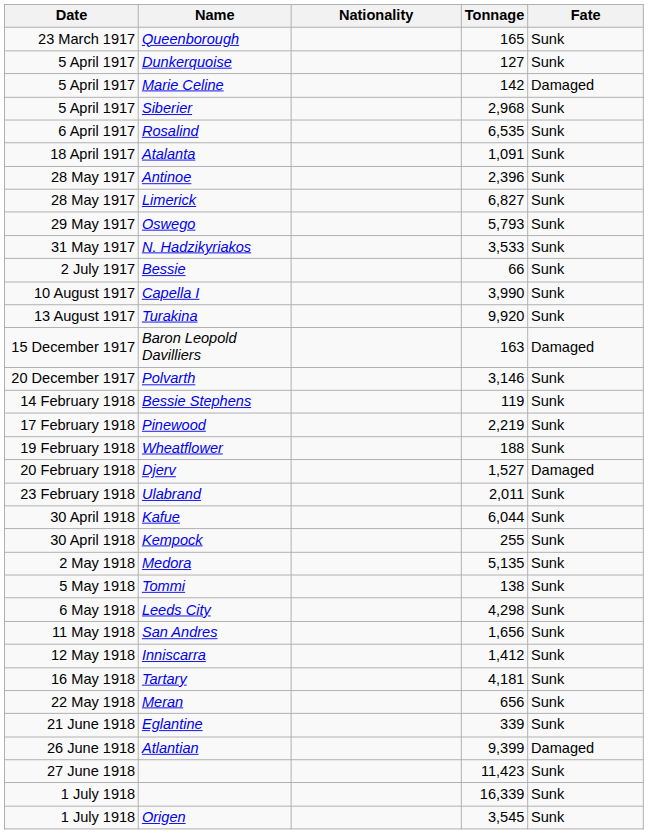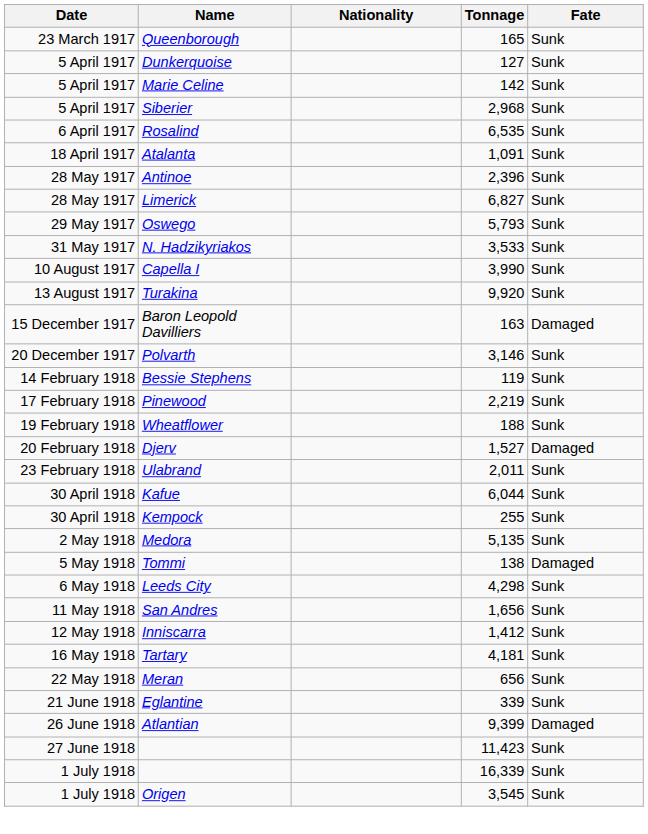(563, 85) Damaged -> (548, 85) Sunk
- row: (164, 270)
(548, 586) Sunk -> (563, 563) Damaged
